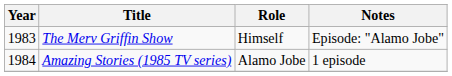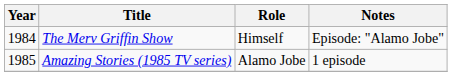(22, 37) 1983 -> (22, 37) 1984
(22, 60) 1984 -> (22, 60) 1985
